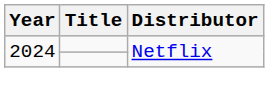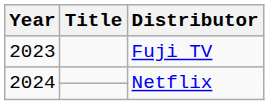+ row: (32, 52)
